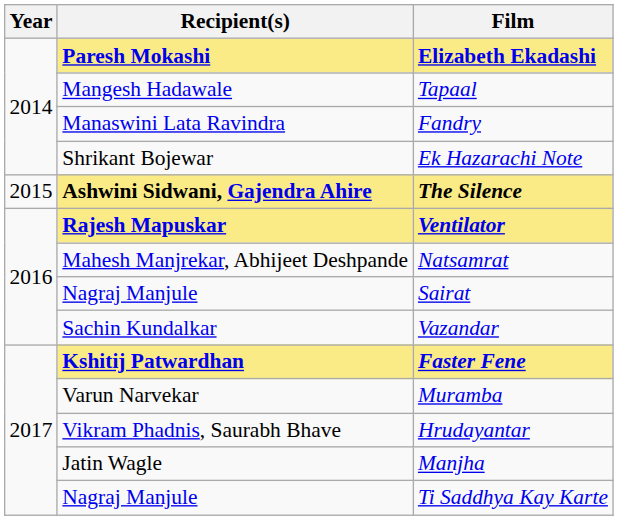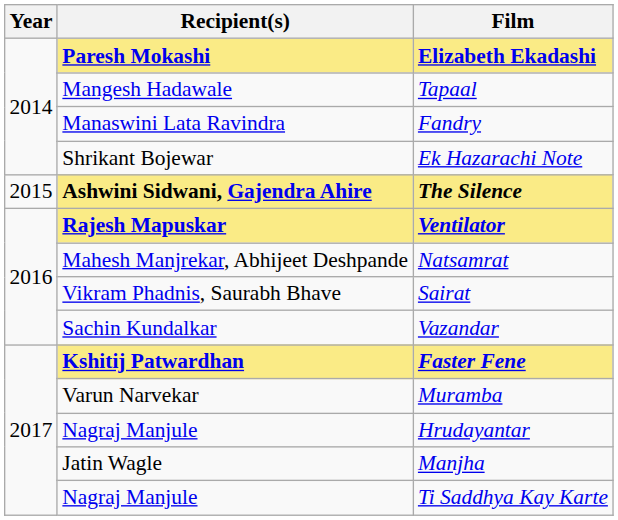(130, 293) Nagraj Manjule -> (202, 293) Vikram Phadnis, Saurabh Bhave
(202, 429) Vikram Phadnis, Saurabh Bhave -> (130, 429) Nagraj Manjule
